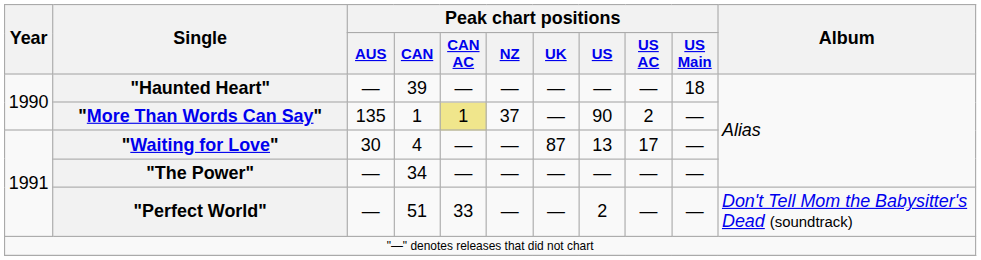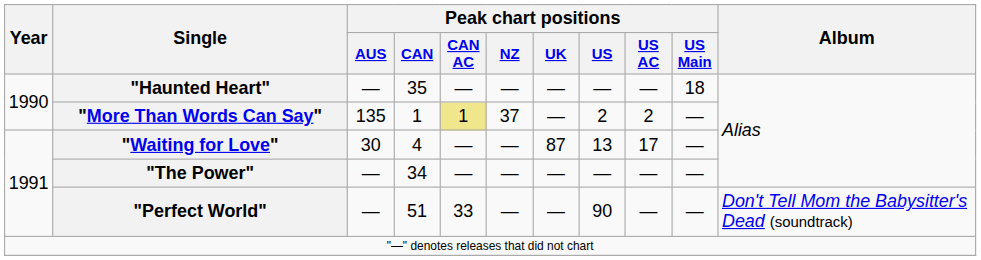(417, 87) 39 -> (417, 87) 35
(602, 116) 90 -> (602, 116) 2
(602, 211) 2 -> (602, 211) 90
